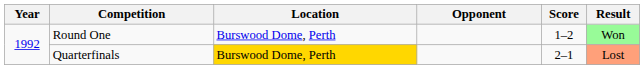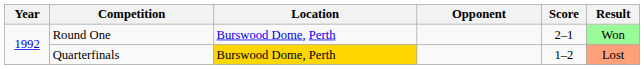(564, 34) 1–2 -> (564, 34) 2–1
(564, 54) 2–1 -> (564, 54) 1–2
